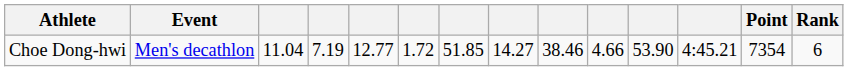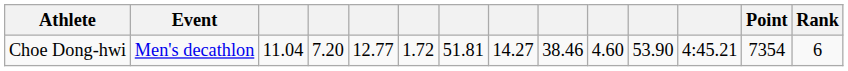(328, 50) 7.19 -> (328, 50) 7.20
(463, 50) 51.85 -> (463, 50) 51.81
(608, 50) 4.66 -> (608, 50) 4.60
